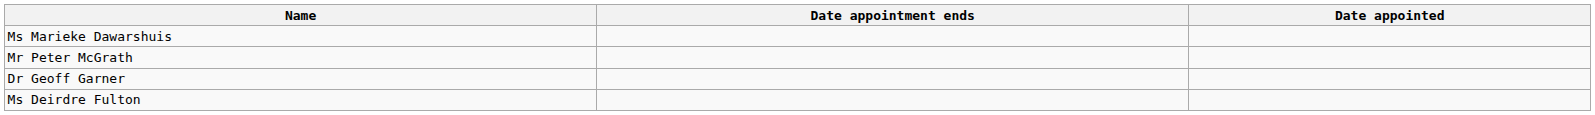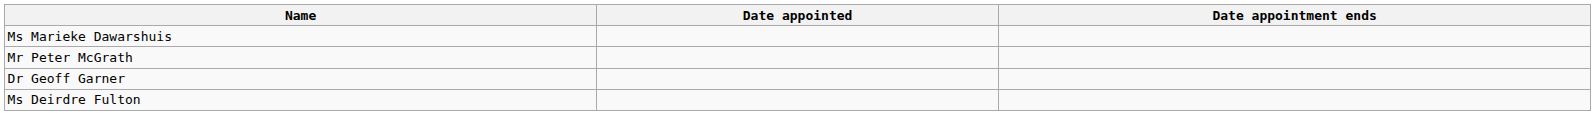columns swapped: (1390, 15) <-> (893, 15)
